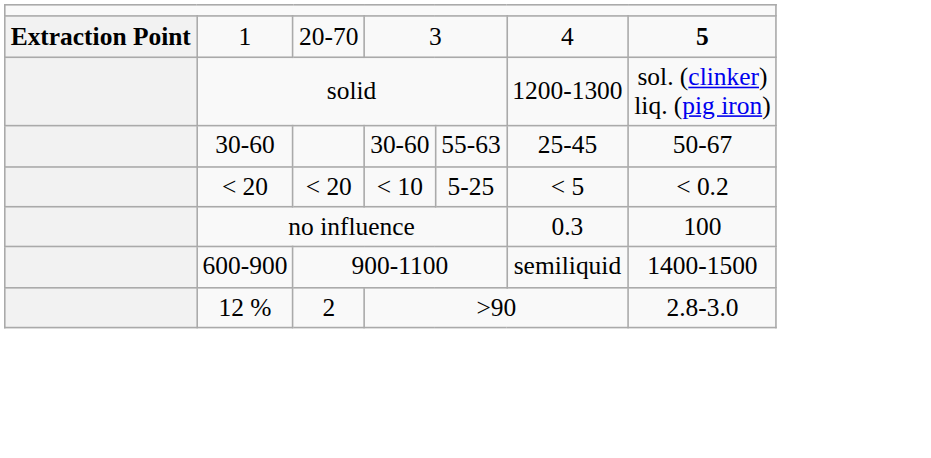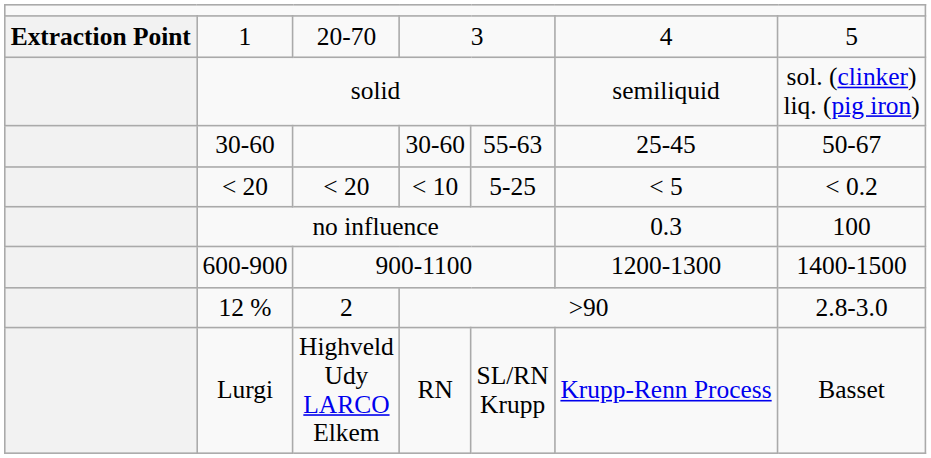(702, 36) bold -> (852, 36) normal
(567, 91) 1200-1300 -> (666, 91) semiliquid
(567, 266) semiliquid -> (666, 266) 1200-1300
+ row: (245, 390)
